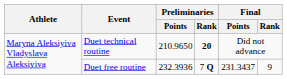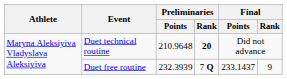(175, 46) 210.9650 -> (175, 46) 210.9648
(175, 67) 232.3936 -> (175, 67) 232.3939
(238, 67) 231.3437 -> (238, 67) 233.1437
